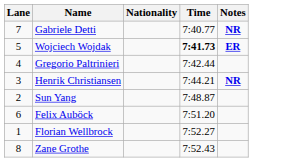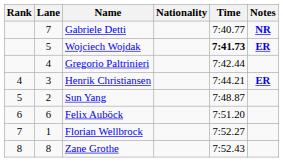+ column: (19, 13)
(233, 81) NR -> (263, 81) ER
